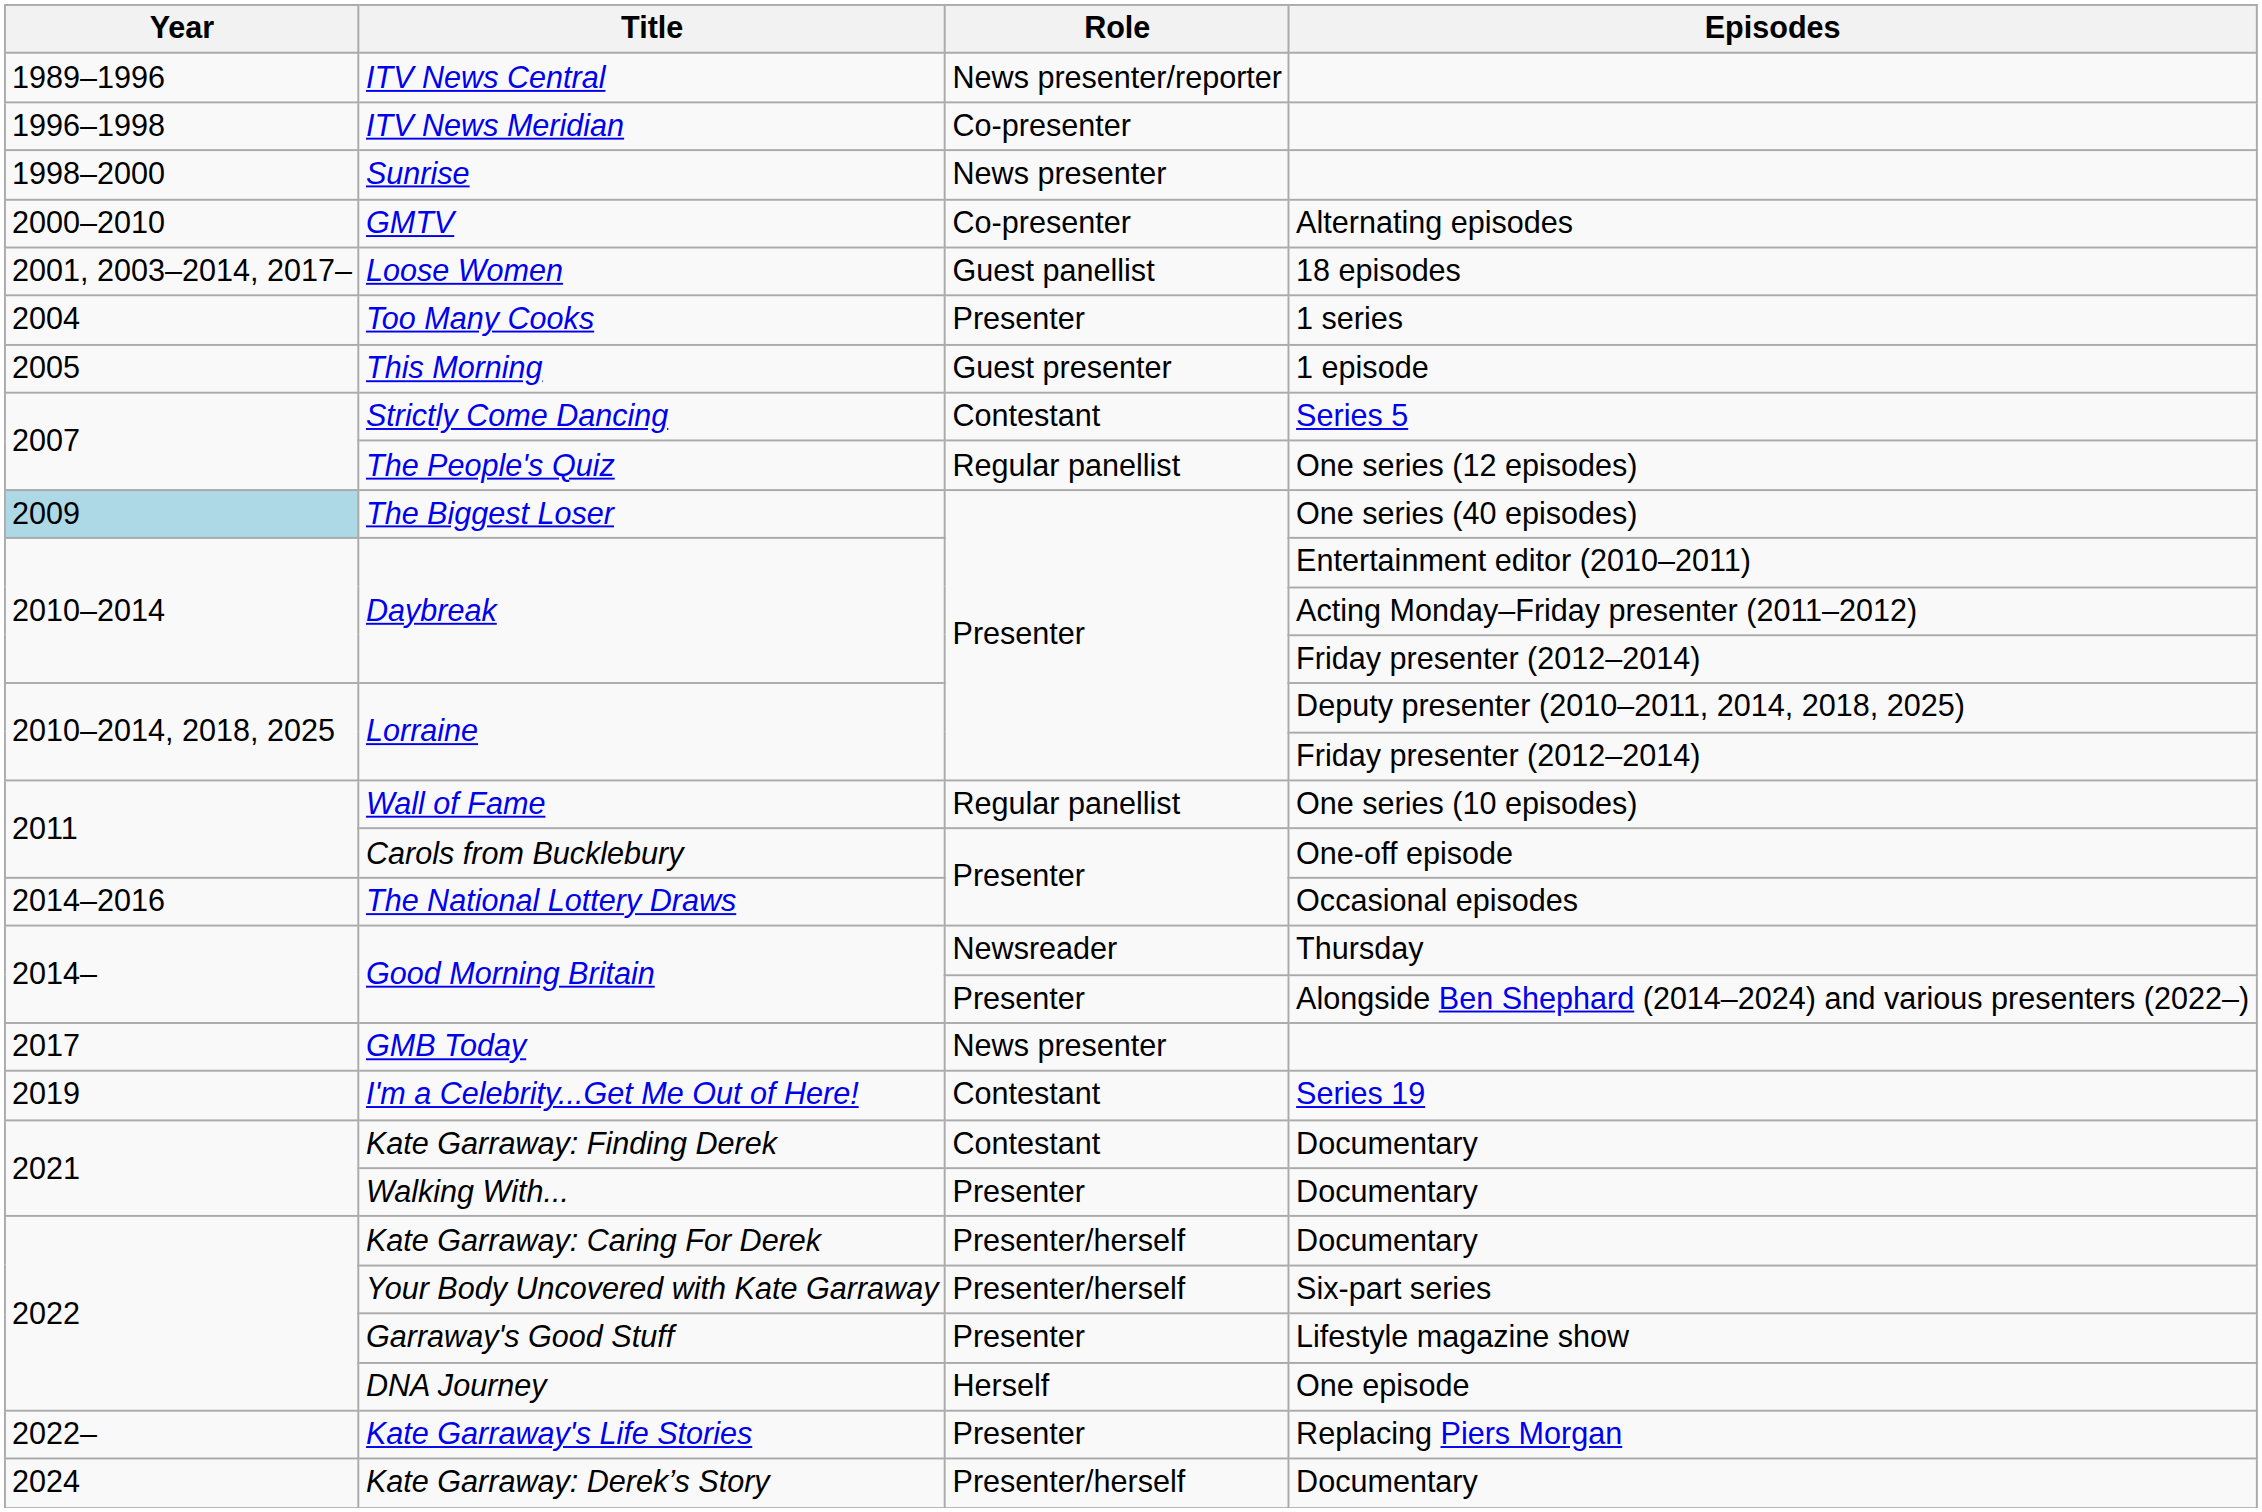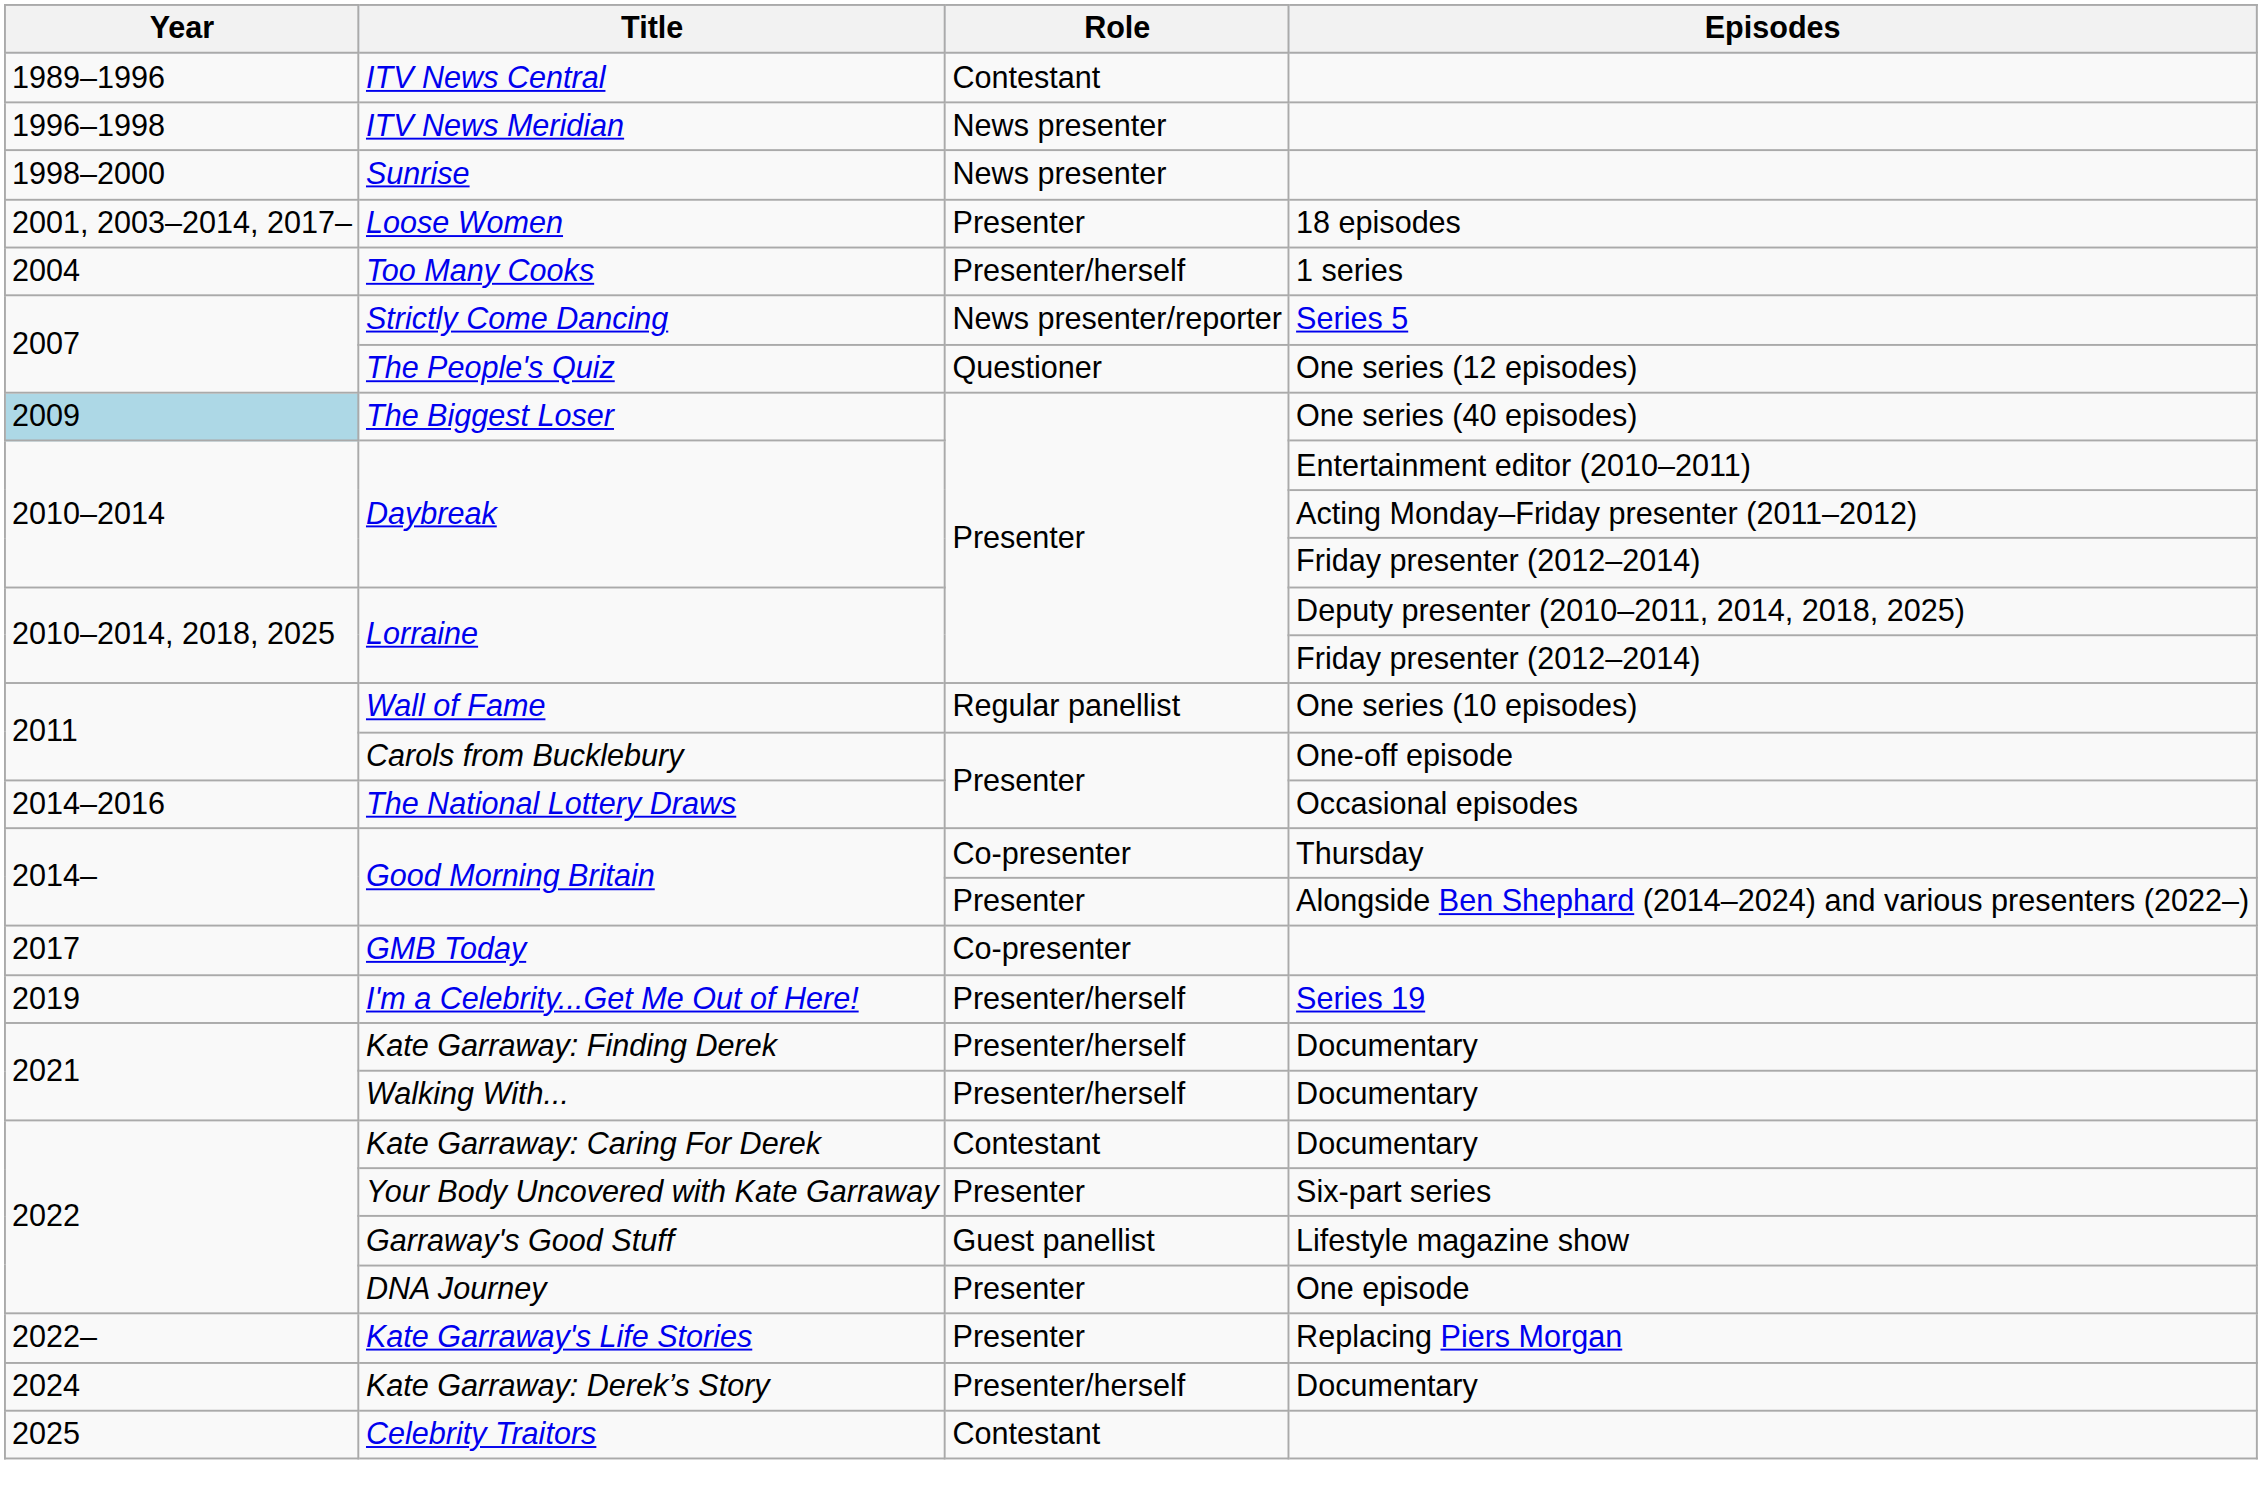(1117, 77) News presenter/reporter -> (1026, 77) Contestant
(1042, 125) Co-presenter -> (1059, 125) News presenter
- row: (410, 222)
(1054, 271) Guest panellist -> (1019, 222) Presenter
(1019, 319) Presenter -> (1069, 271) Presenter/herself
- row: (454, 367)
(1026, 416) Contestant -> (1117, 319) News presenter/reporter
(1066, 464) Regular panellist -> (1027, 367) Questioner
(1035, 949) Newsreader -> (1042, 852) Co-presenter
(1059, 1046) News presenter -> (1042, 949) Co-presenter
(1026, 1094) Contestant -> (1069, 998) Presenter/herself
(1026, 1143) Contestant -> (1069, 1046) Presenter/herself
(1019, 1191) Presenter -> (1069, 1094) Presenter/herself
(1069, 1240) Presenter/herself -> (1026, 1143) Contestant
(1069, 1288) Presenter/herself -> (1019, 1191) Presenter
(1019, 1337) Presenter -> (1054, 1240) Guest panellist
(1001, 1385) Herself -> (1019, 1288) Presenter
+ row: (481, 1434)
